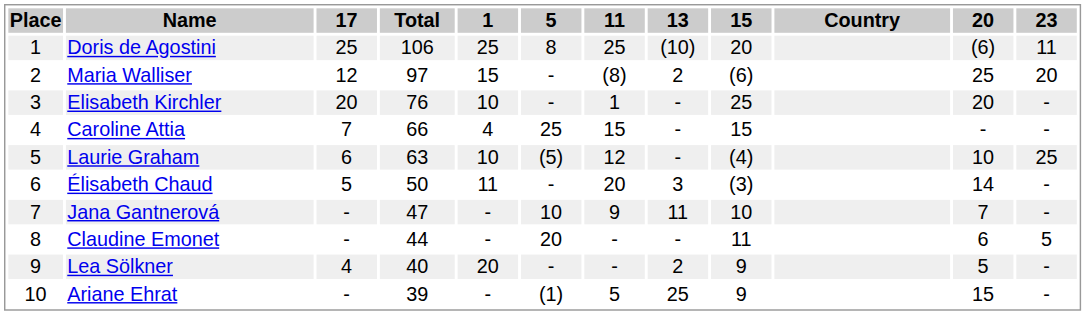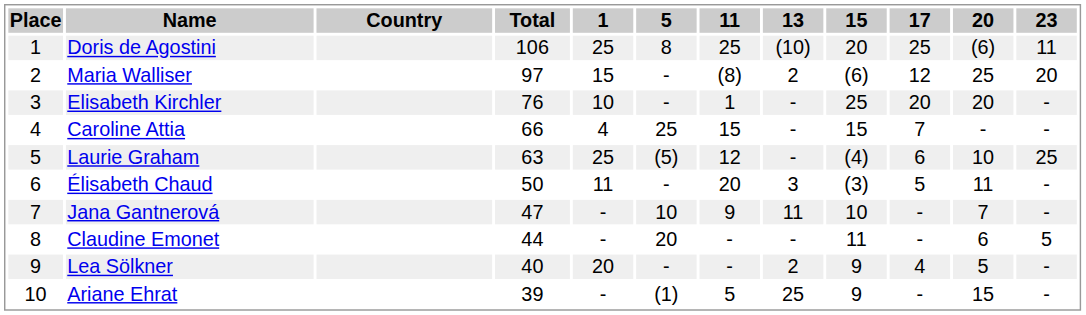columns swapped: (862, 21) <-> (347, 21)
(488, 157) 10 -> (603, 157) 25
(983, 185) 14 -> (983, 185) 11
